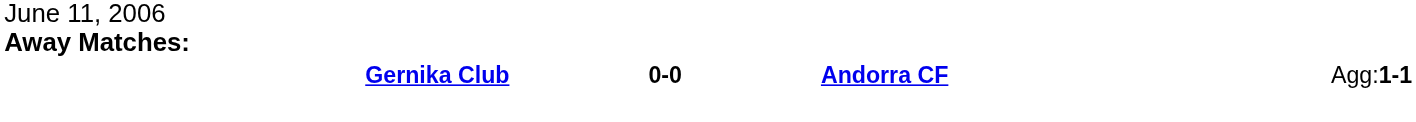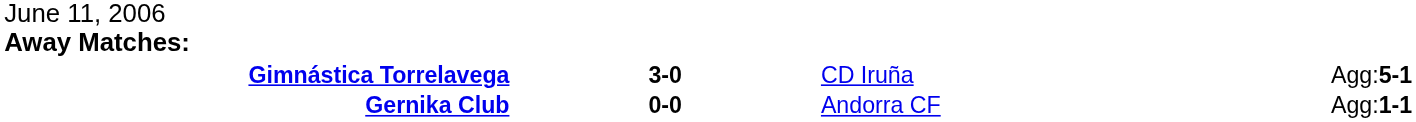+ row: (379, 75)
(885, 75) bold -> (881, 105) normal
